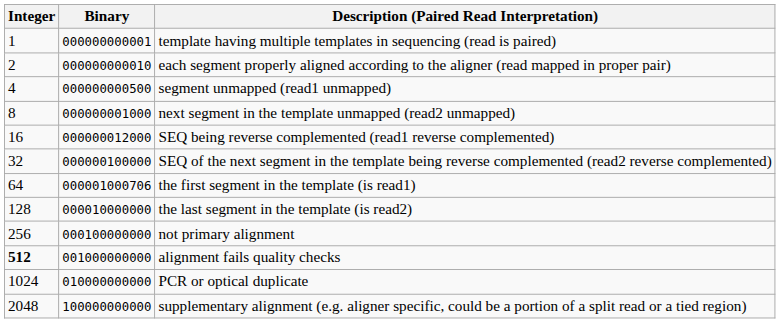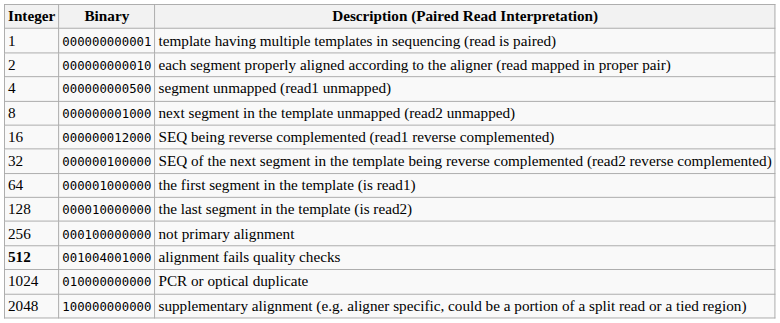(107, 186) 000001000706 -> (107, 186) 000001000000
(107, 258) 001000000000 -> (107, 258) 001004001000
